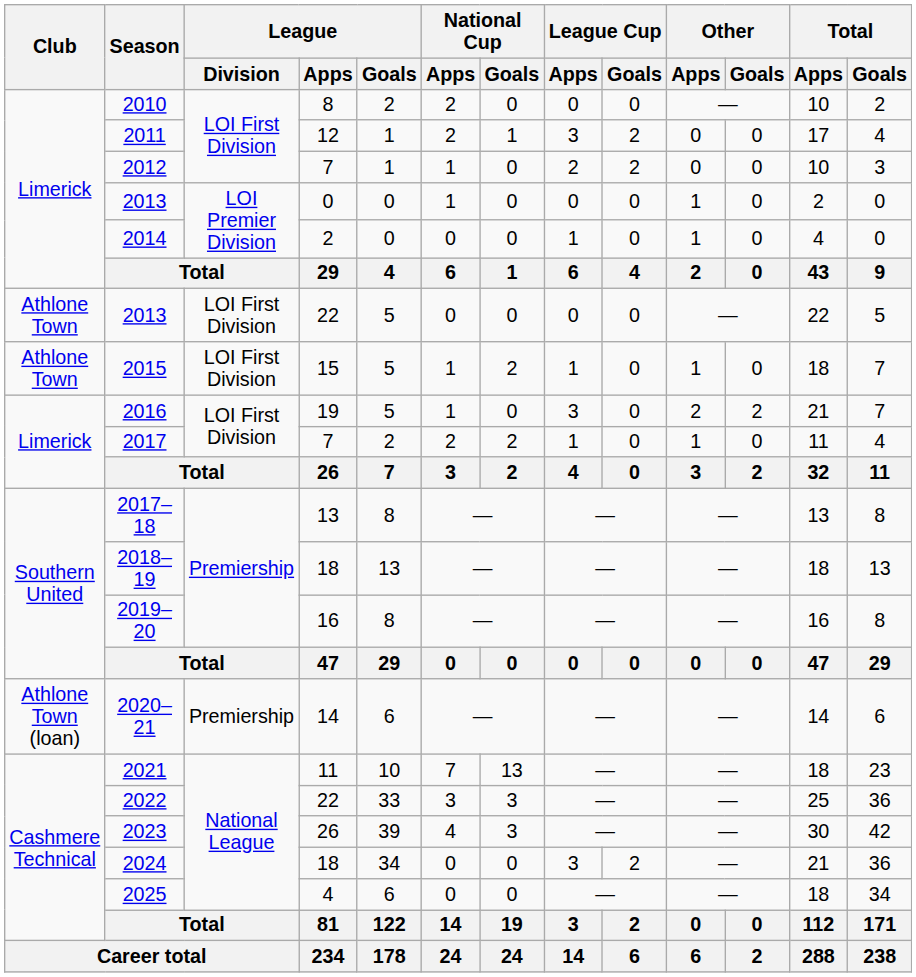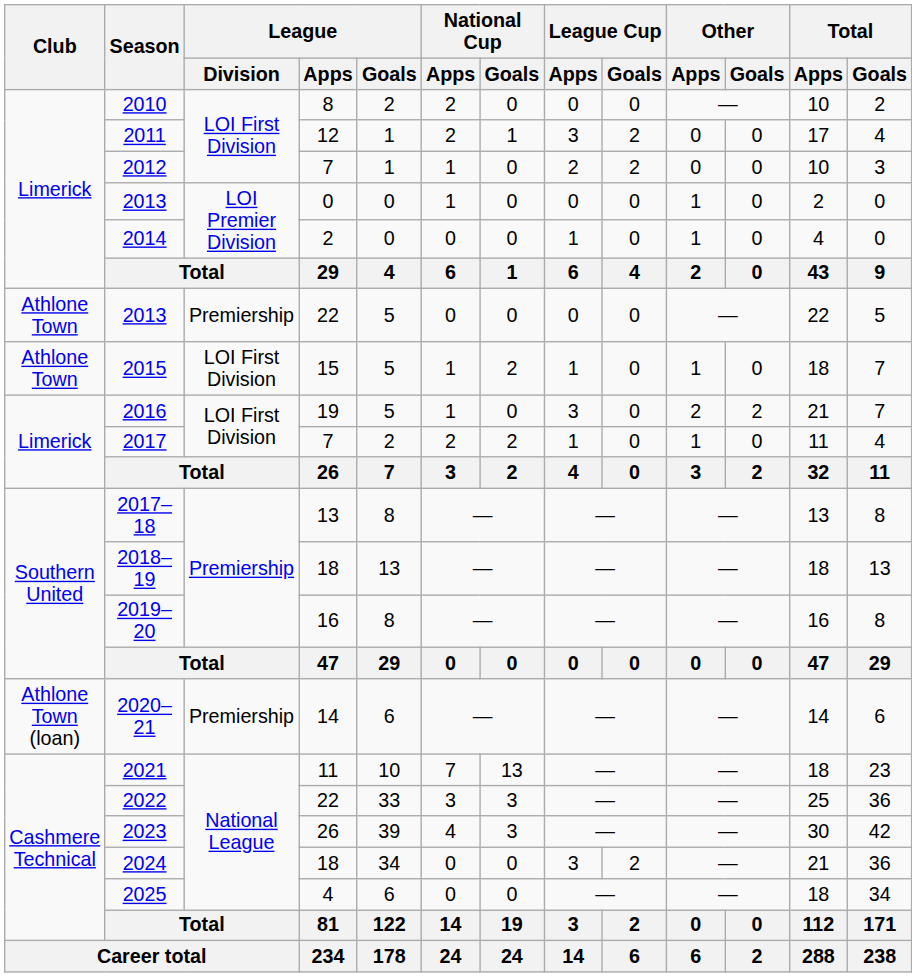(241, 316) LOI First Division -> (242, 316) Premiership
